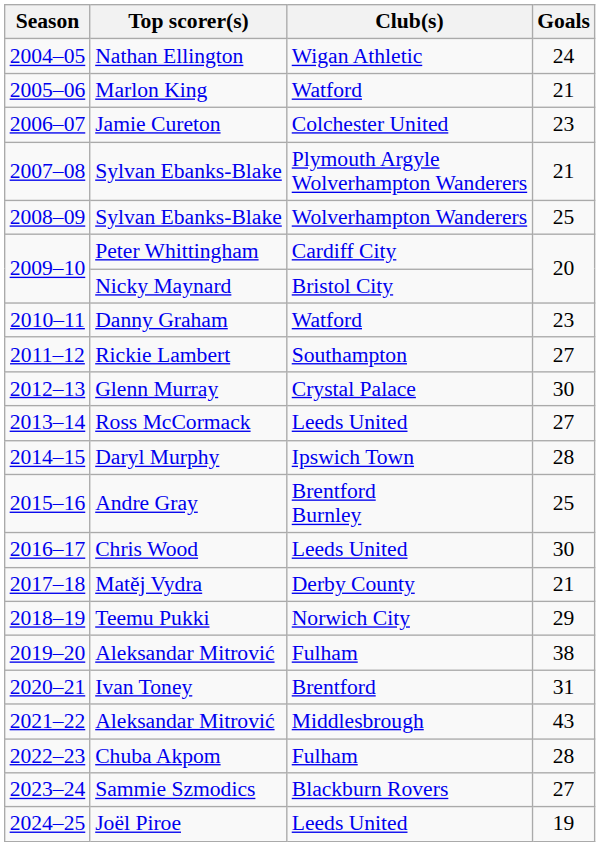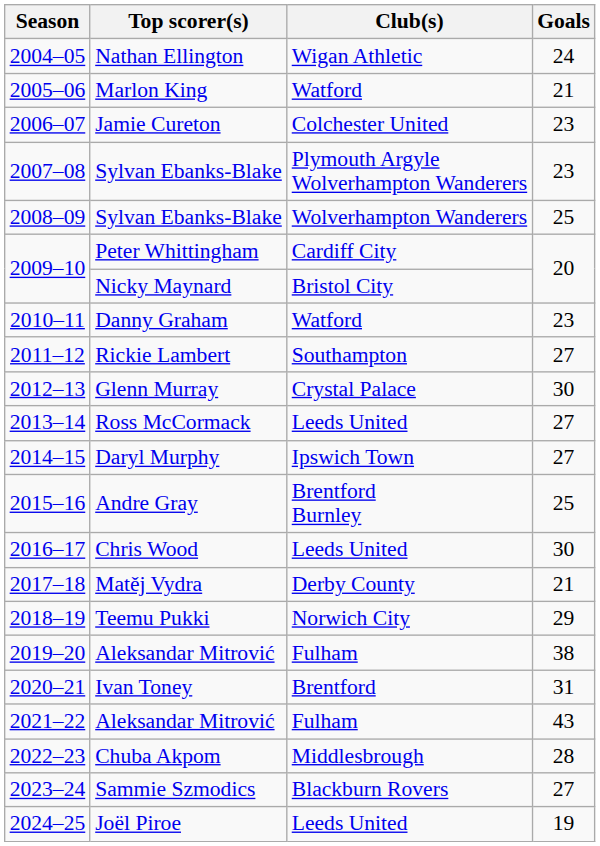(564, 170) 21 -> (564, 170) 23
(564, 457) 28 -> (564, 457) 27
(358, 721) Middlesbrough -> (325, 721) Fulham
(325, 755) Fulham -> (358, 755) Middlesbrough
